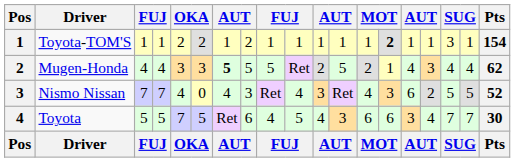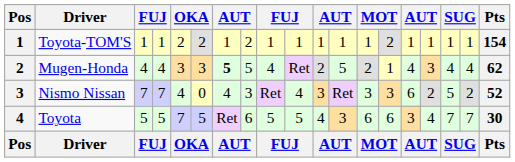(390, 42) bold -> (390, 42) normal
(450, 42) 3 -> (450, 42) 1
(270, 67) 5 -> (270, 67) 4
(368, 92) 4 -> (368, 92) 3
(470, 92) 5 -> (470, 92) 2
(270, 118) 4 -> (270, 118) 5
